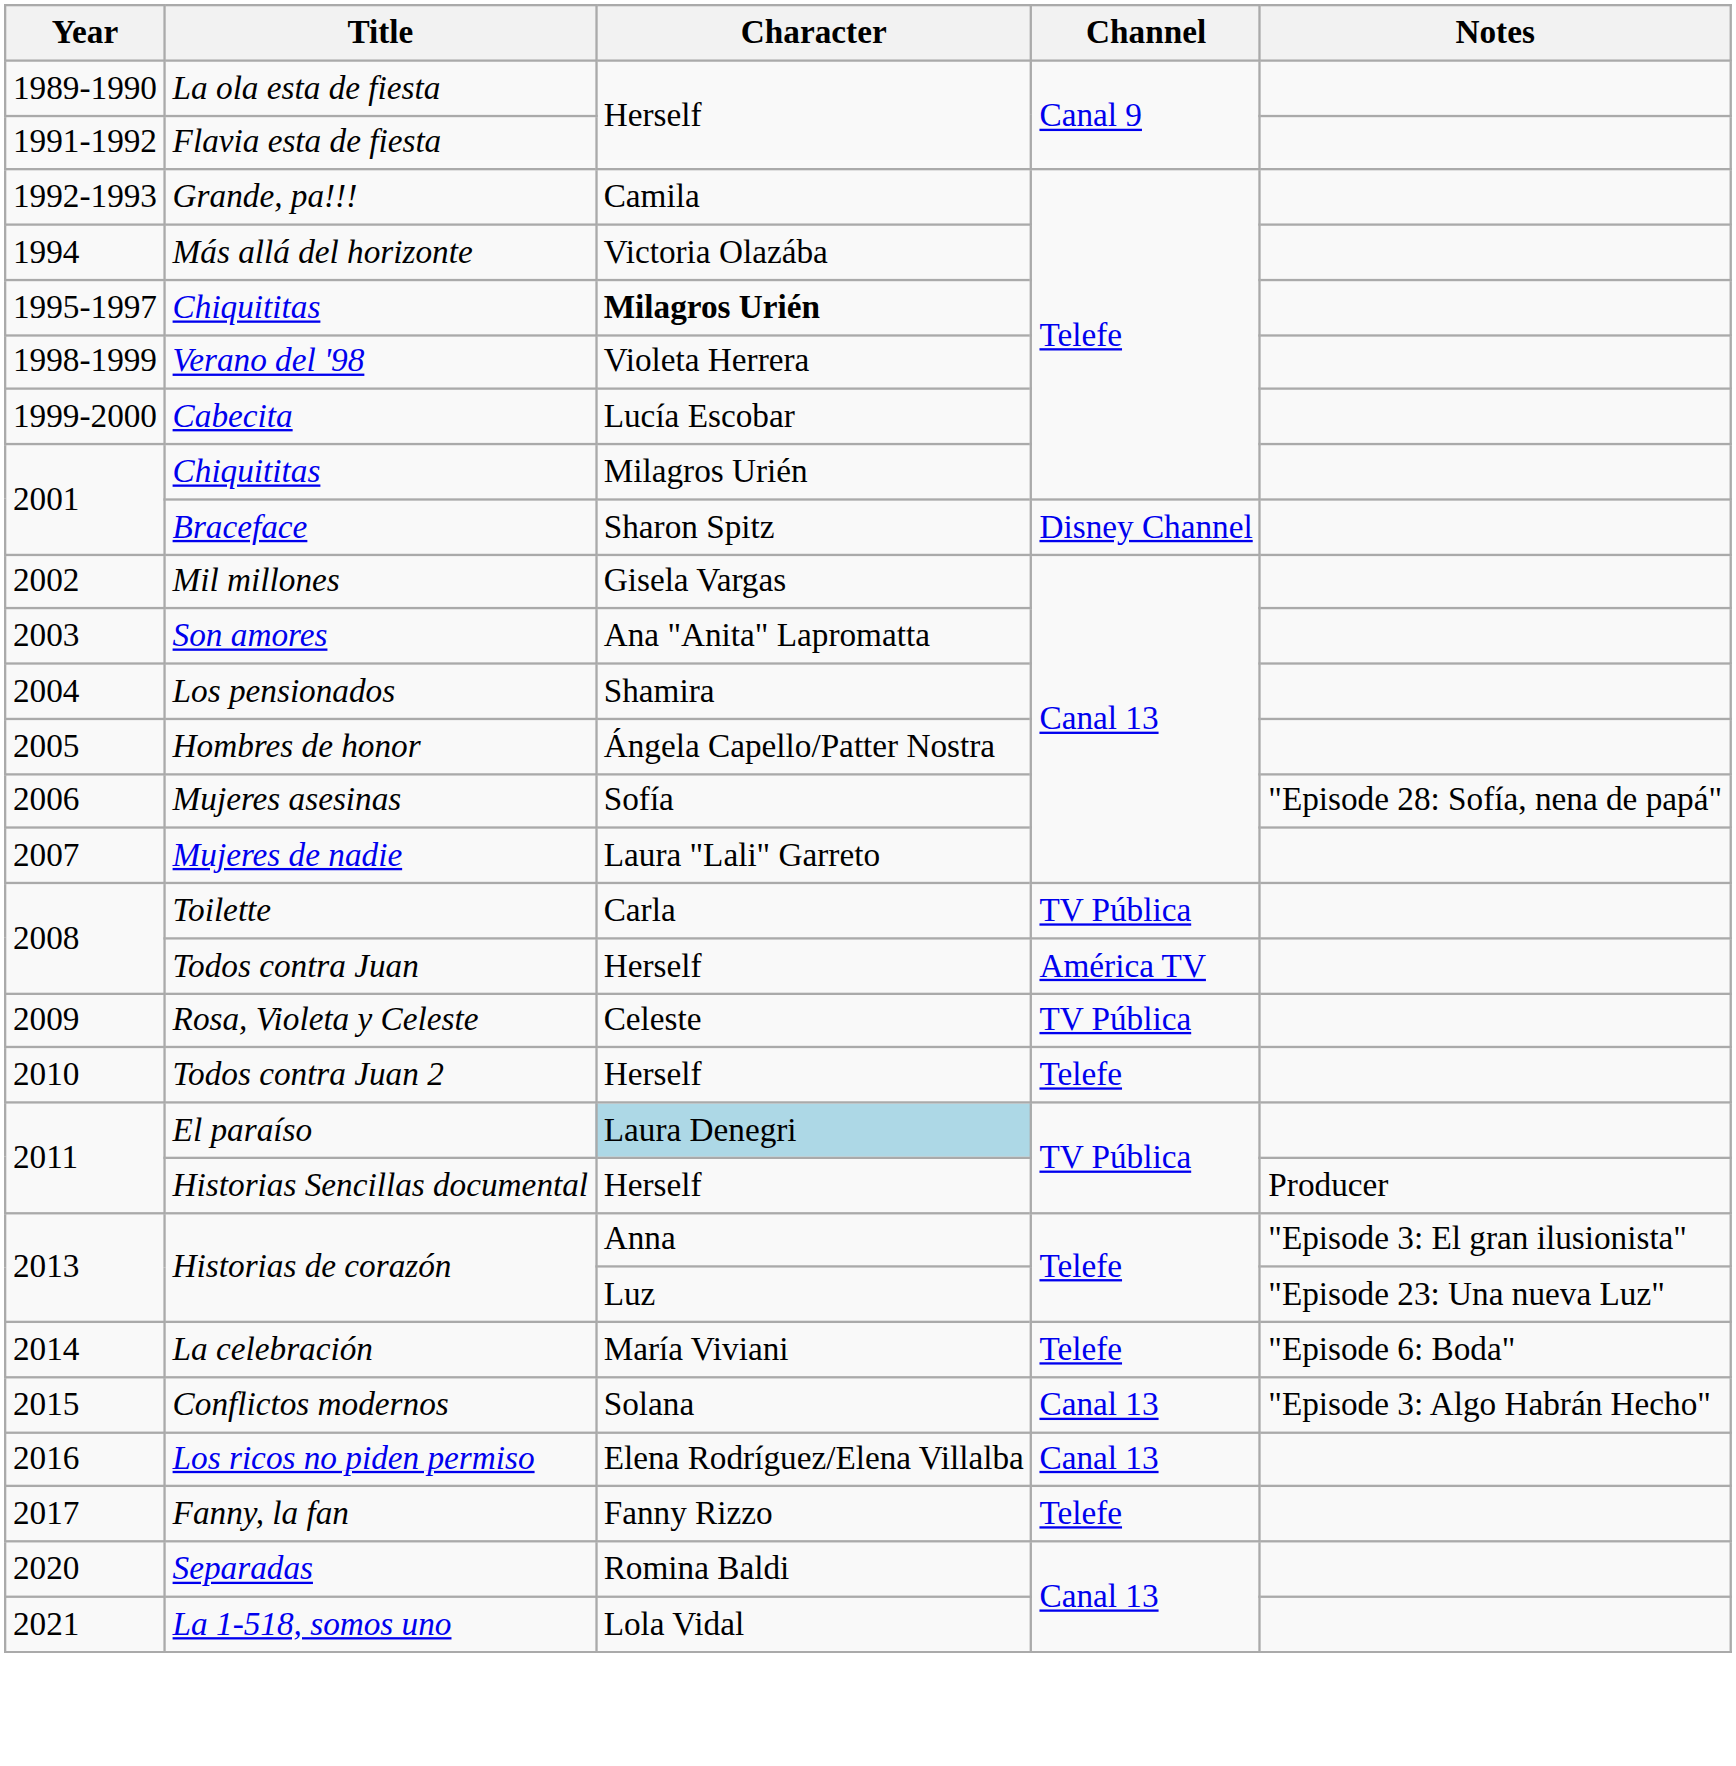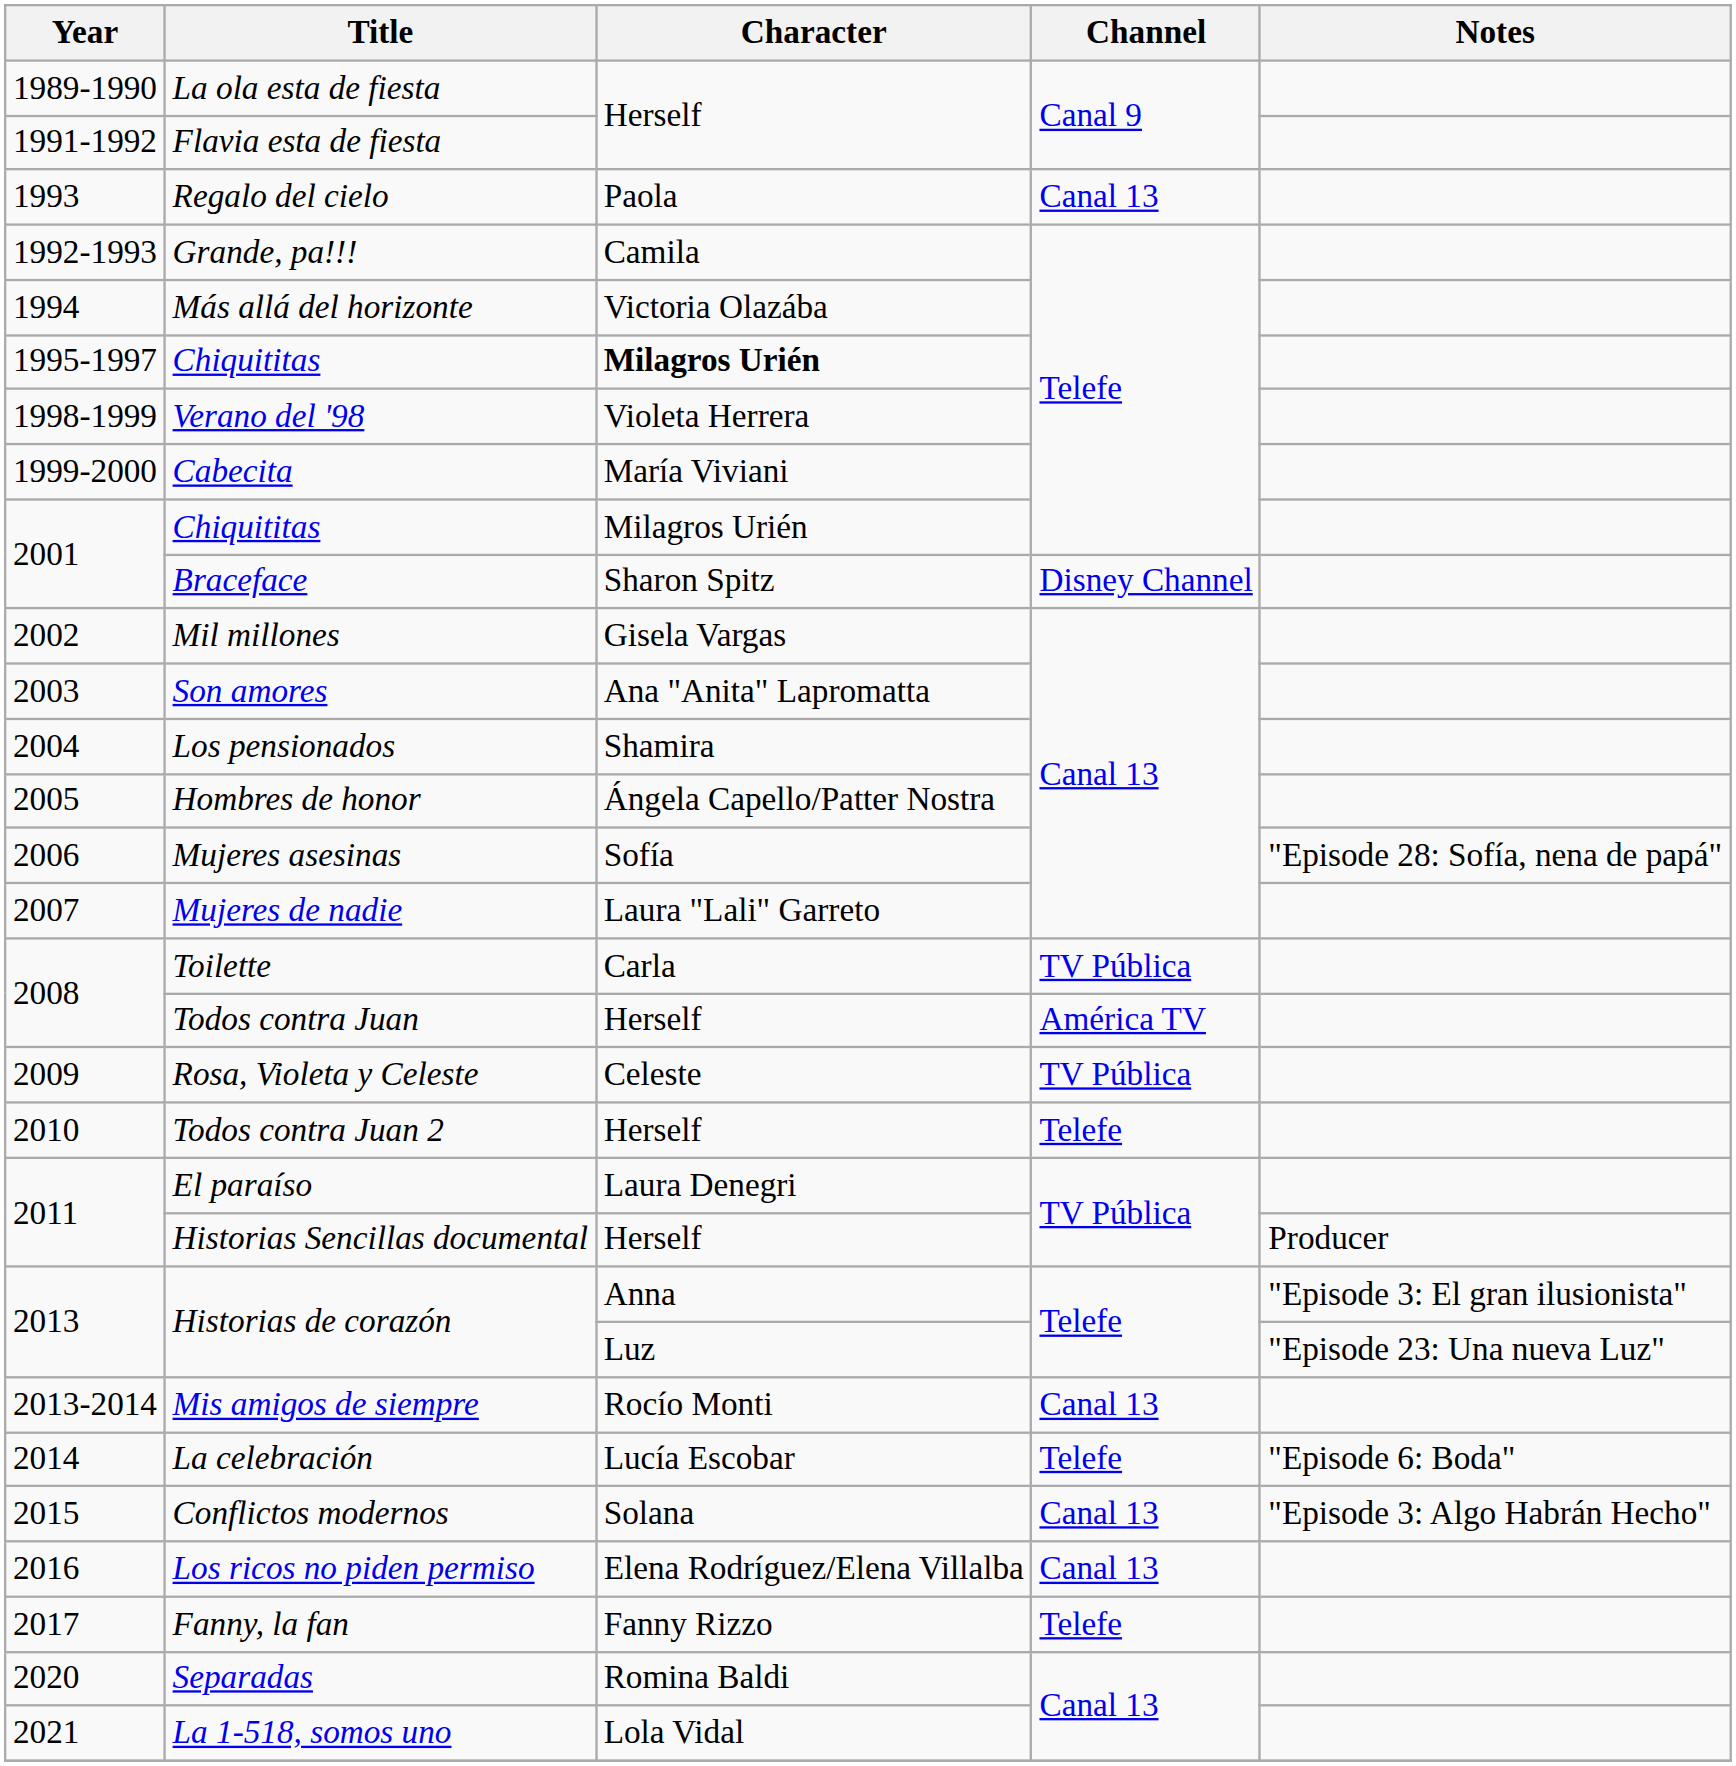+ row: (46, 196)
(699, 416) Lucía Escobar -> (696, 471) María Viviani
(700, 1129) lightblue background -> (700, 1184) no background
+ row: (85, 1403)
(696, 1349) María Viviani -> (699, 1458) Lucía Escobar
